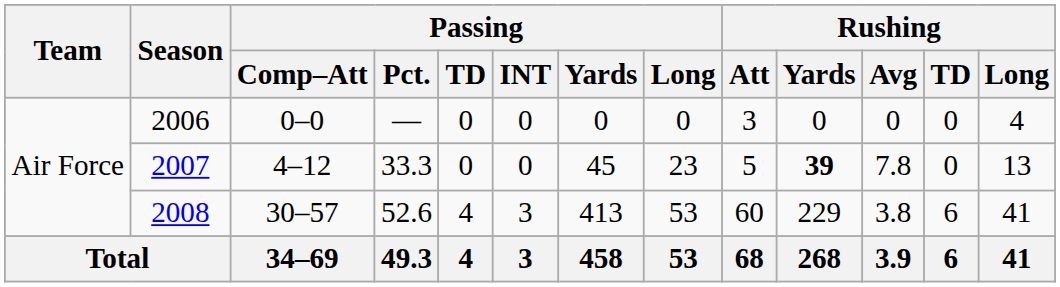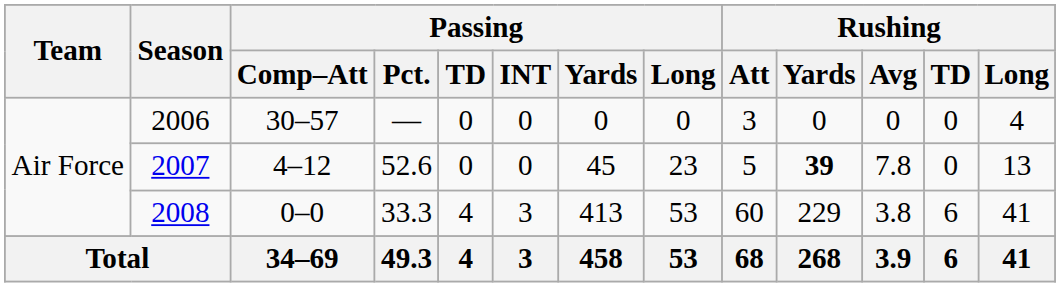(302, 119) 0–0 -> (302, 119) 30–57
(407, 166) 33.3 -> (407, 166) 52.6
(302, 212) 30–57 -> (302, 212) 0–0
(407, 212) 52.6 -> (407, 212) 33.3
